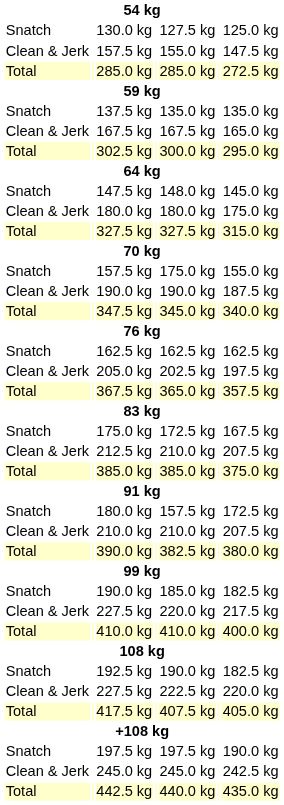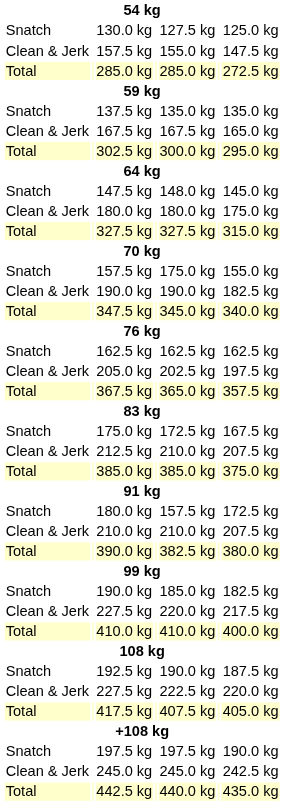(251, 291) 187.5 kg -> (251, 291) 182.5 kg
(251, 671) 182.5 kg -> (251, 671) 187.5 kg
